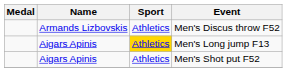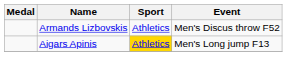- row: (217, 59)
